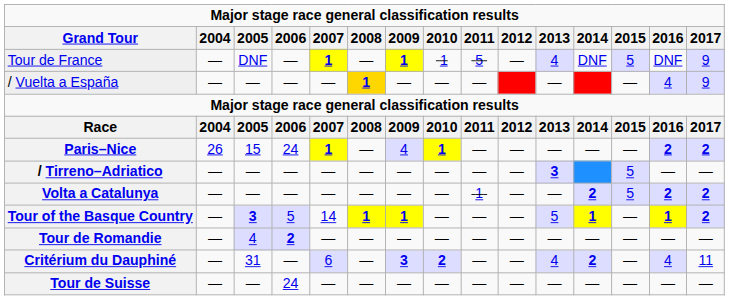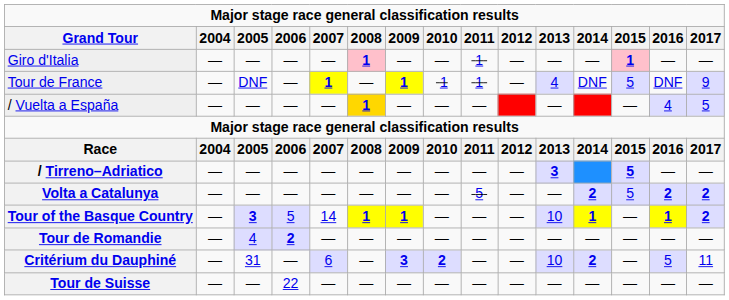+ row: (43, 60)
(479, 60) 5 -> (479, 82) 1
(706, 82) 9 -> (706, 104) 5
- row: (100, 149)
(630, 171) normal -> (630, 171) bold
(479, 194) 1 -> (479, 194) 5
(555, 216) 5 -> (555, 216) 10
(555, 261) 4 -> (555, 261) 10
(668, 261) 4 -> (668, 261) 5
(291, 283) 24 -> (291, 283) 22
